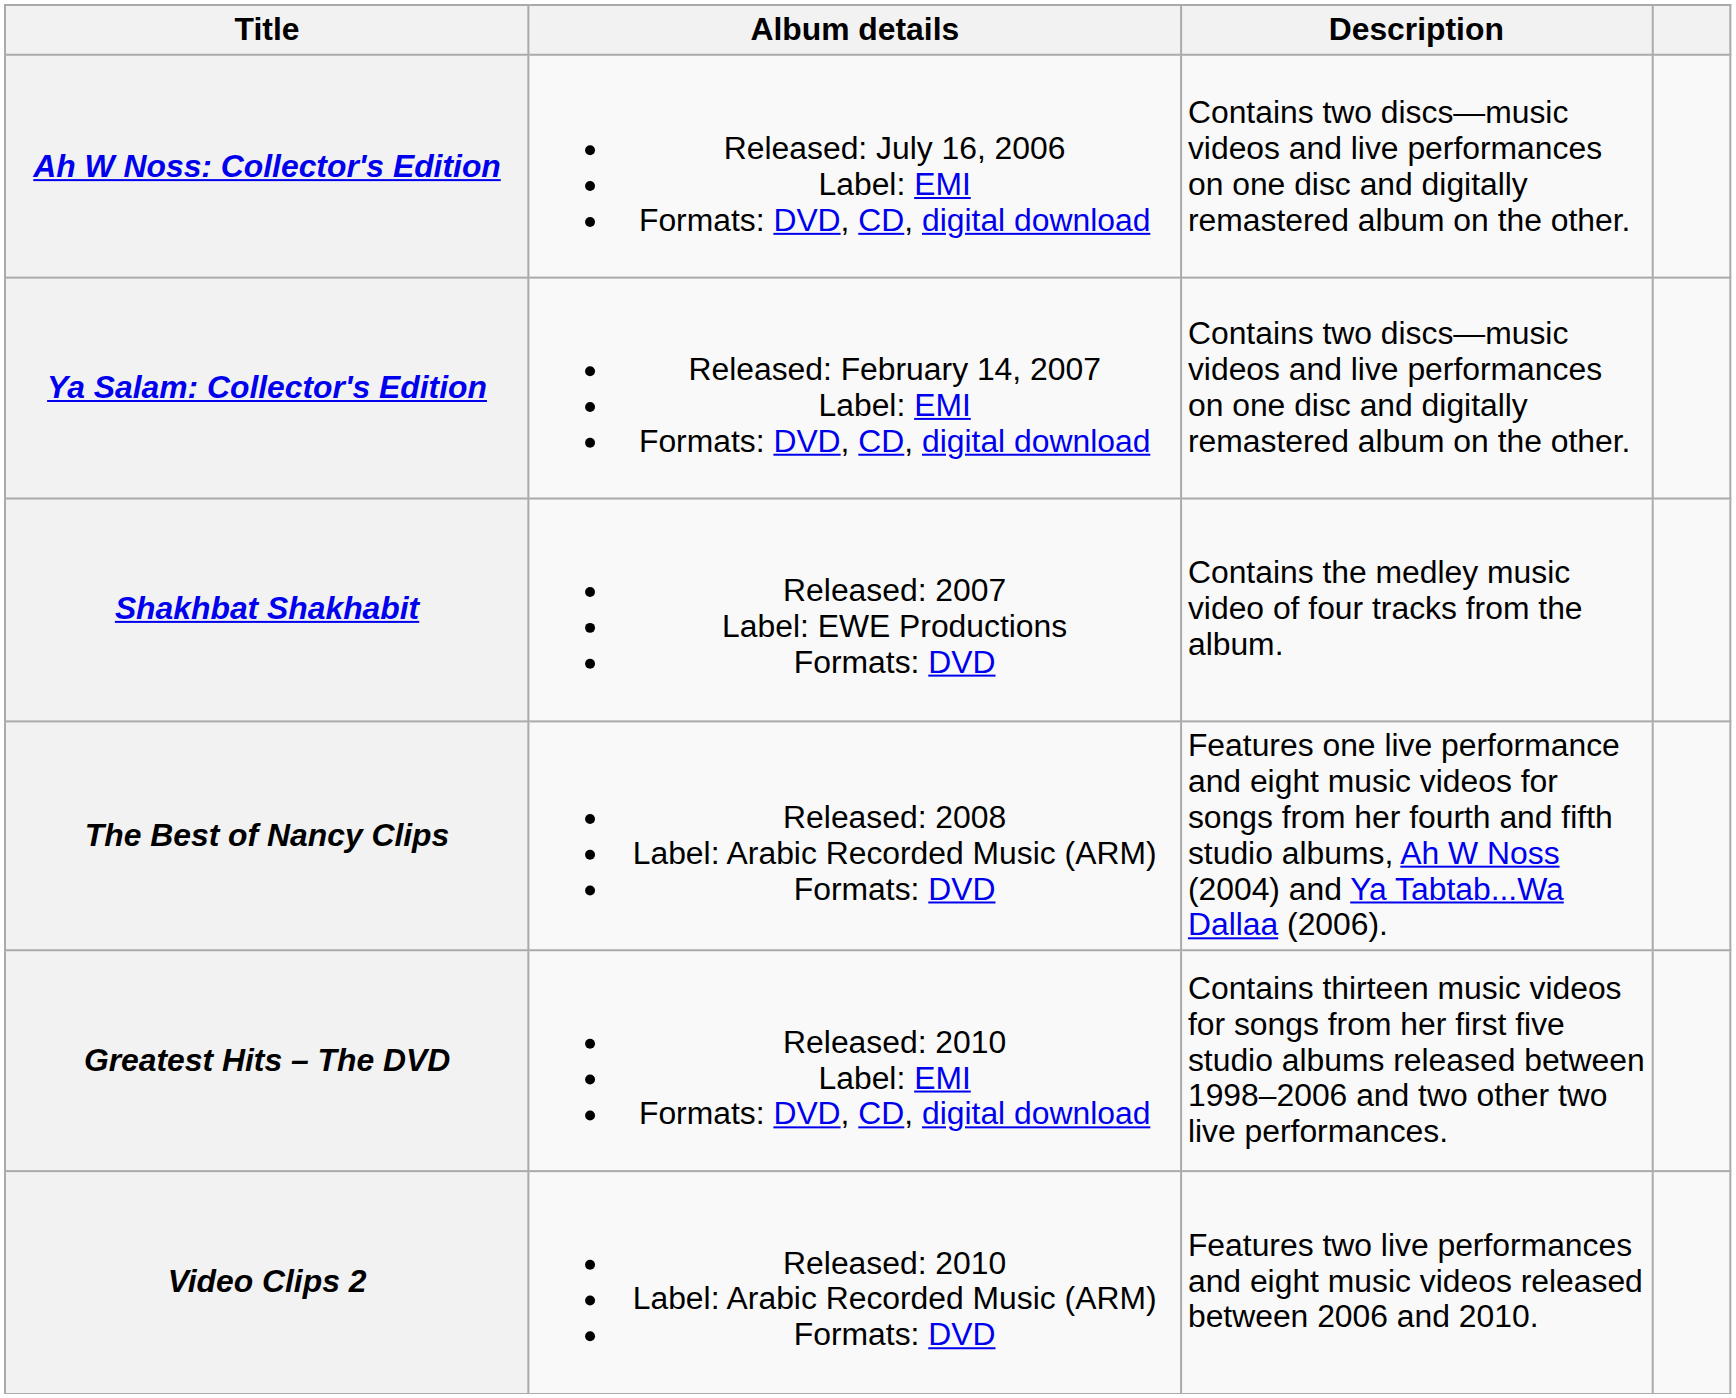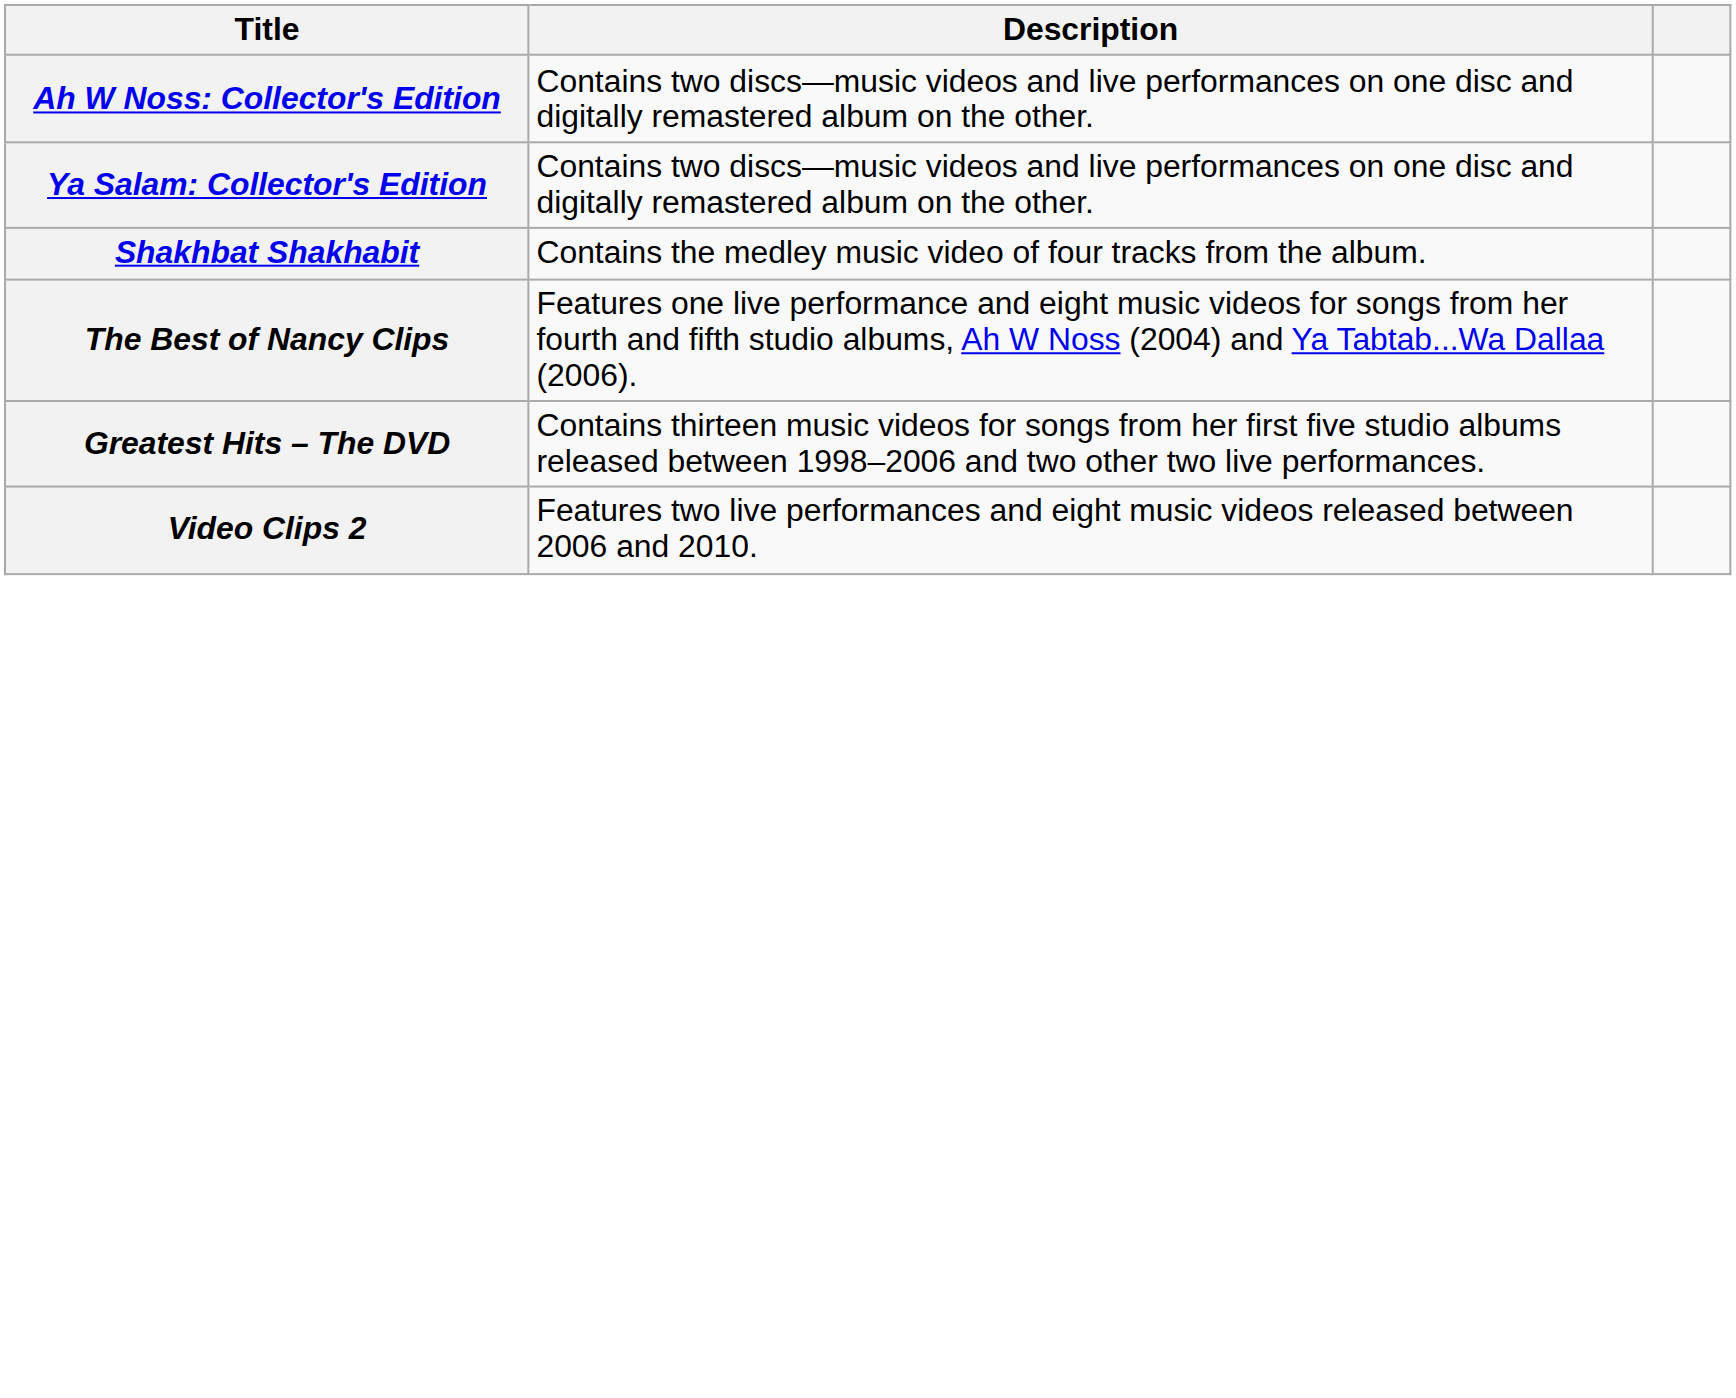- column: (855, 29)
